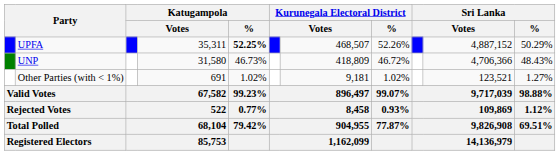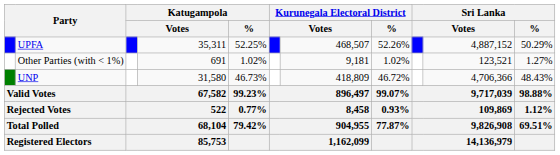(250, 45) bold -> (251, 45) normal
rows swapped: (28, 61) <-> (71, 77)
